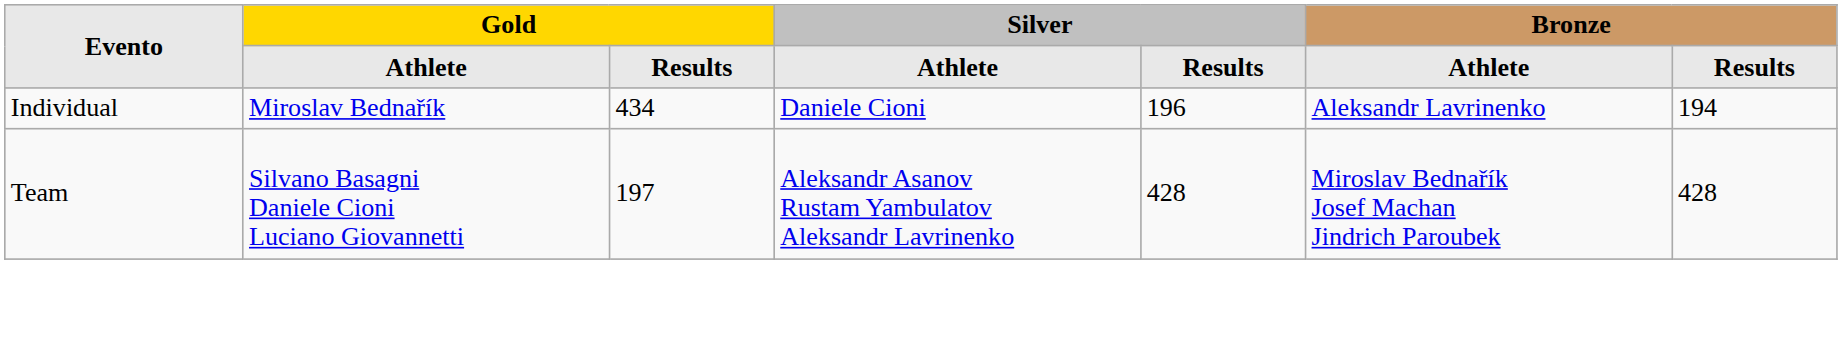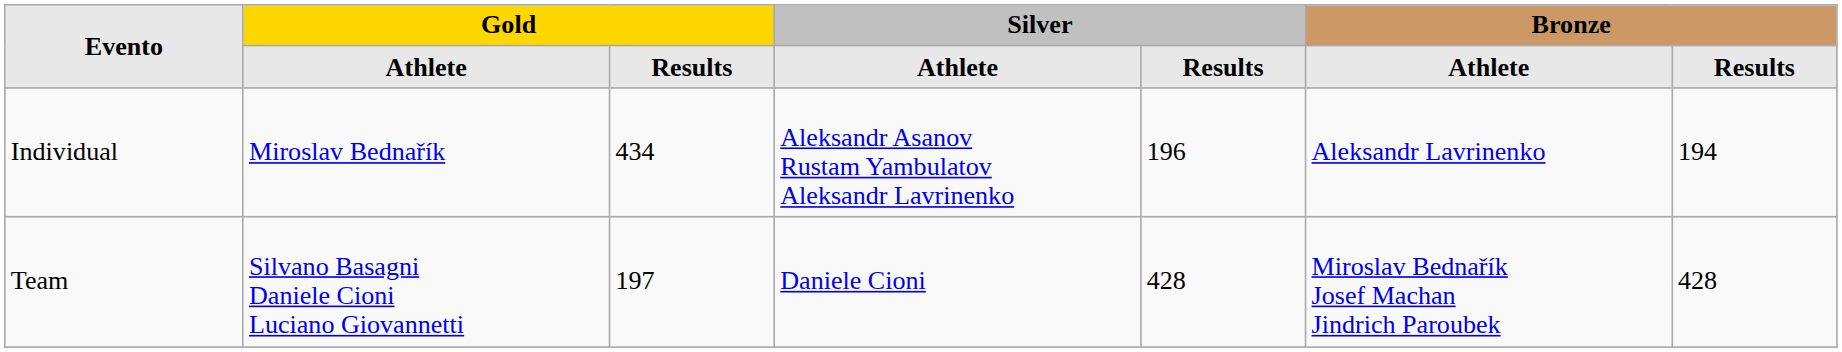(853, 107) Daniele Cioni -> (897, 166) Aleksandr Asanov Rustam Yambulatov Aleksandr Lavrinenko
(897, 207) Aleksandr Asanov Rustam Yambulatov Aleksandr Lavrinenko -> (853, 281) Daniele Cioni
